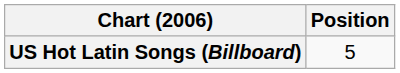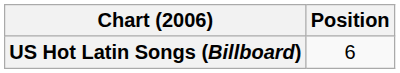(350, 52) 5 -> (350, 52) 6
